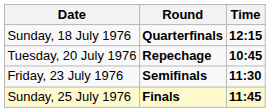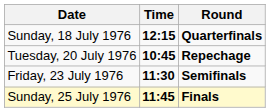columns swapped: (246, 14) <-> (183, 14)
